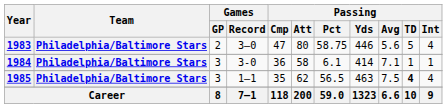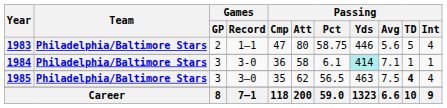(247, 46) 3–0 -> (247, 46) 1–1
(364, 62) no background -> (364, 62) paleturquoise background
(247, 79) 1–1 -> (247, 79) 3–0
